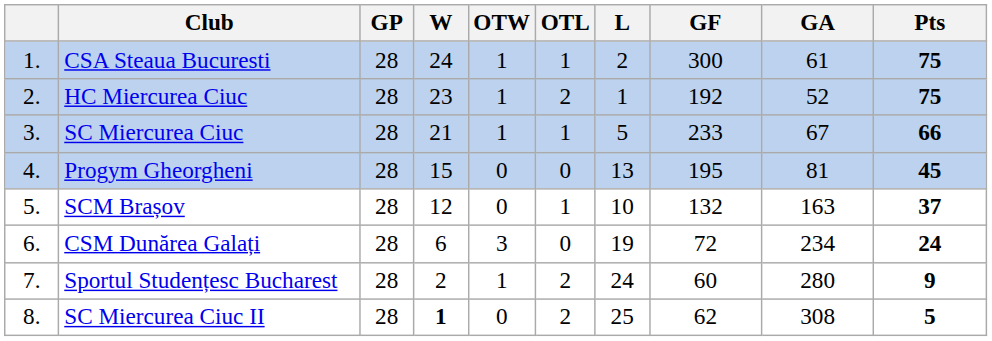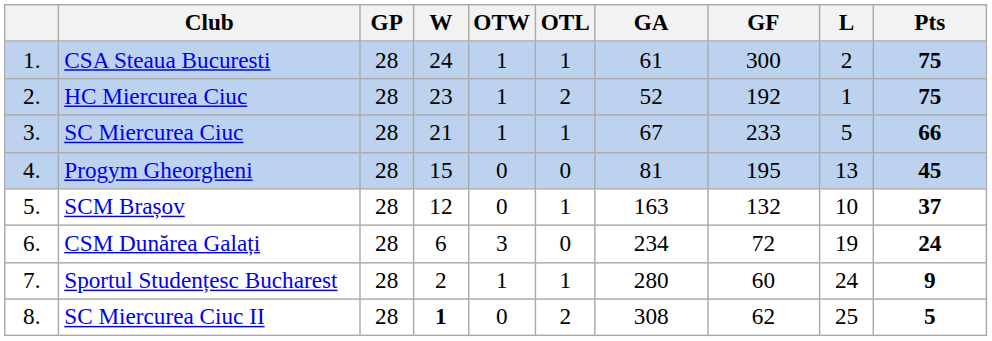columns swapped: (622, 22) <-> (818, 22)
(565, 280) 2 -> (565, 280) 1
